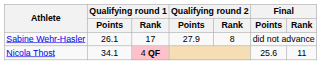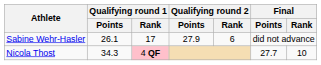(232, 39) 8 -> (232, 39) 6
(110, 53) 34.1 -> (110, 53) 34.3
(269, 53) 25.6 -> (269, 53) 27.7
(302, 53) 11 -> (302, 53) 10
